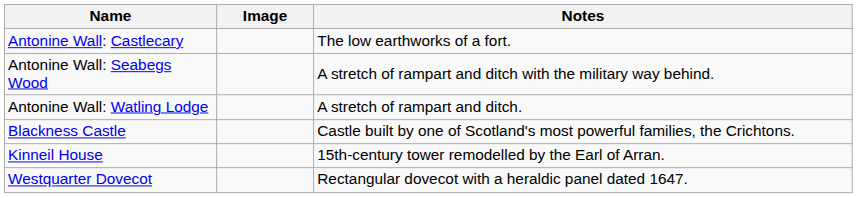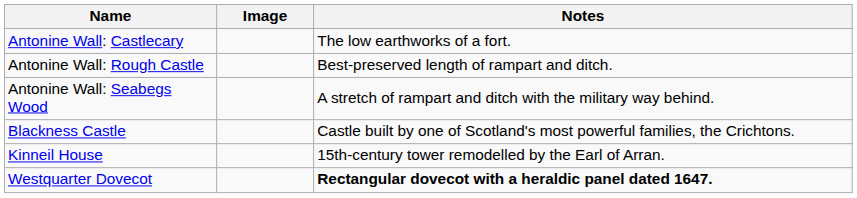+ row: (106, 65)
- row: (108, 107)
(503, 180) normal -> (515, 180) bold
